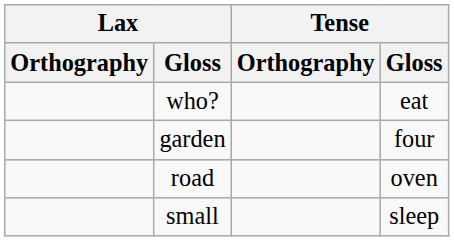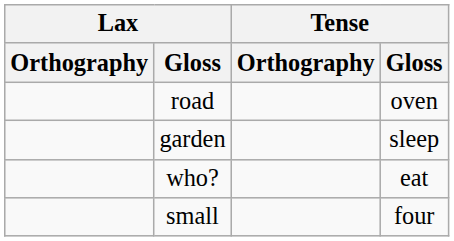rows swapped: (192, 178) <-> (192, 100)
(414, 139) four -> (414, 139) sleep
(414, 216) sleep -> (414, 216) four
